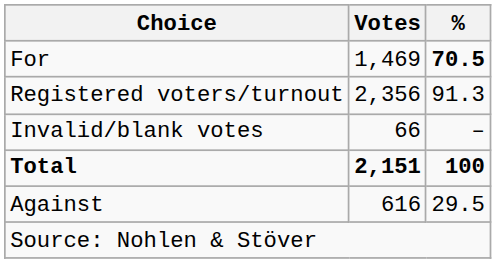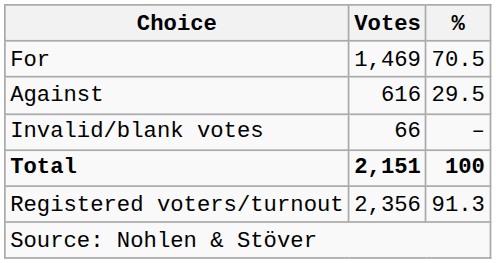(458, 59) bold -> (458, 59) normal
rows swapped: (57, 204) <-> (177, 95)
